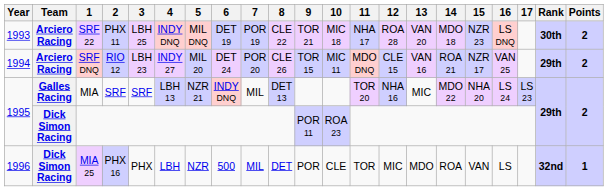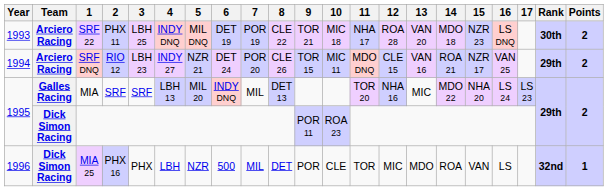(198, 64) MIL 20 -> (198, 64) NZR 21
(198, 92) NZR 21 -> (198, 92) MIL 20
